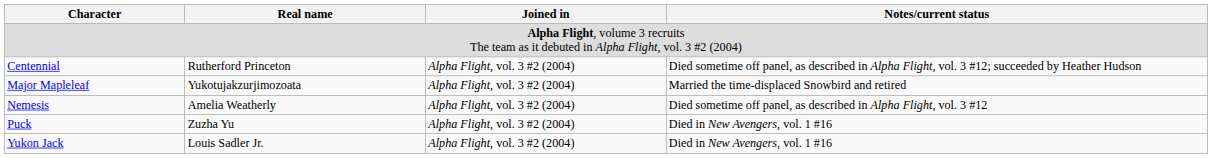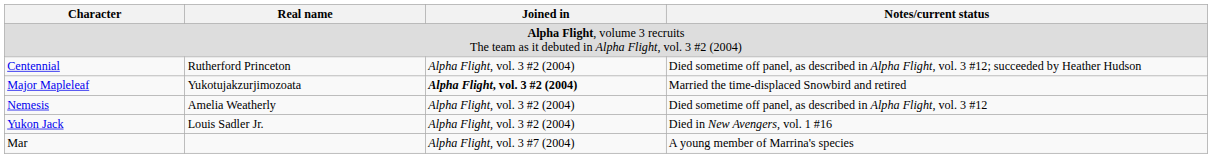(501, 85) normal -> (503, 85) bold
- row: (19, 124)
+ row: (17, 143)
